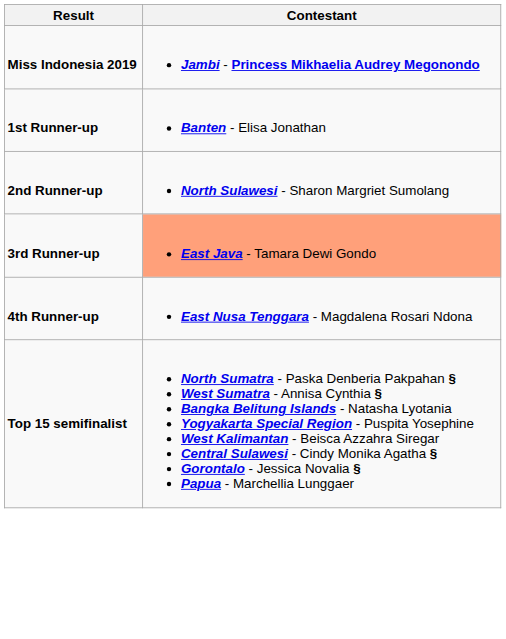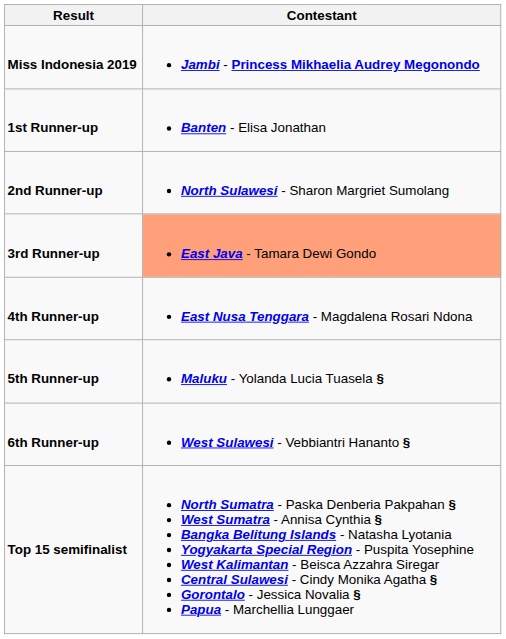+ row: (53, 379)
+ row: (53, 442)
